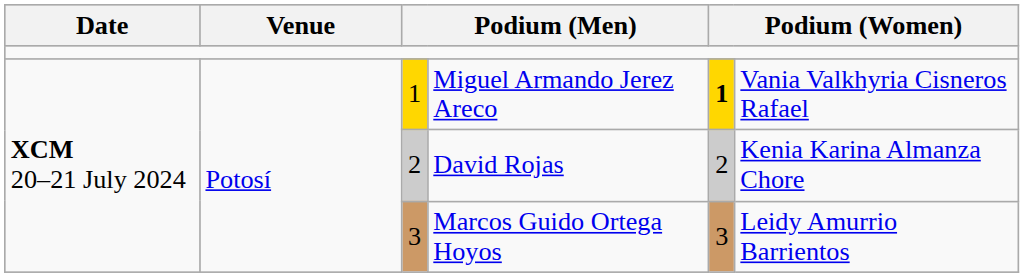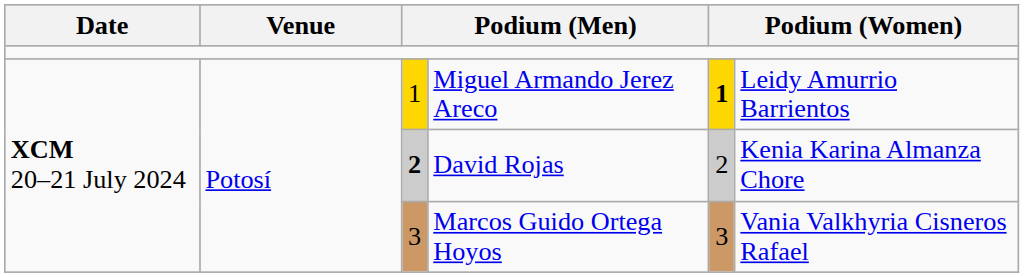(873, 93) Vania Valkhyria Cisneros Rafael -> (819, 93) Leidy Amurrio Barrientos
(415, 164) normal -> (415, 164) bold
(819, 236) Leidy Amurrio Barrientos -> (873, 236) Vania Valkhyria Cisneros Rafael
